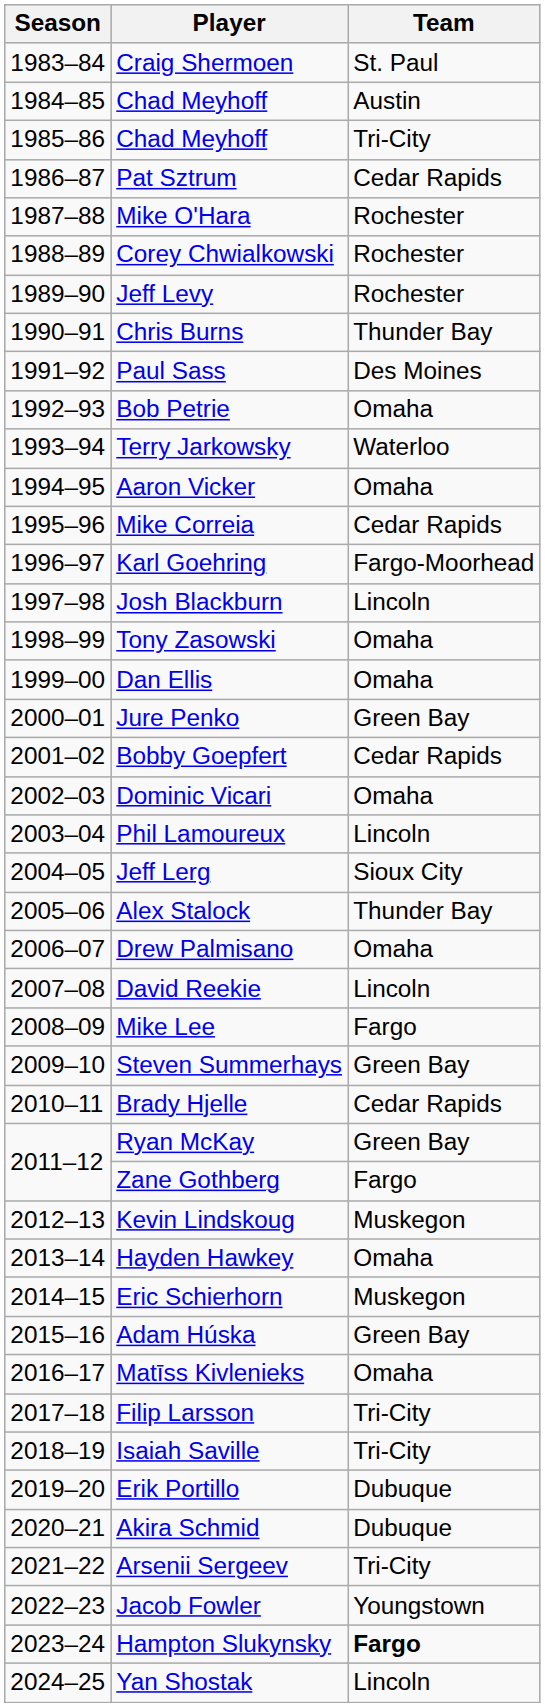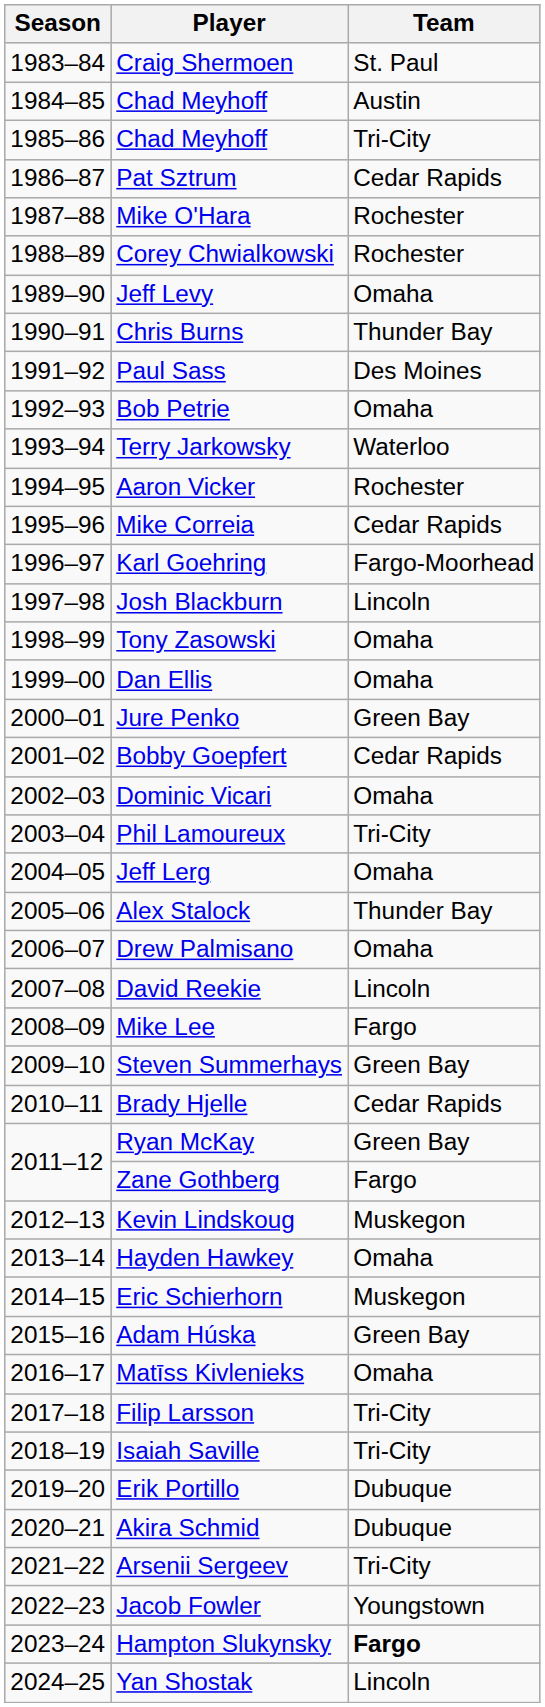(409, 293) Rochester -> (393, 293) Omaha
(393, 486) Omaha -> (409, 486) Rochester
(392, 833) Lincoln -> (392, 833) Tri-City
(408, 872) Sioux City -> (393, 872) Omaha
